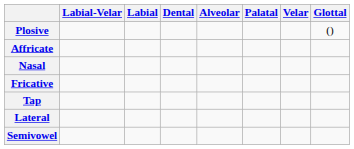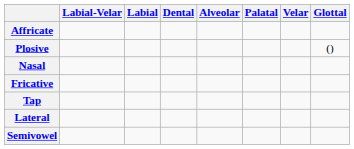rows swapped: (32, 30) <-> (32, 48)
